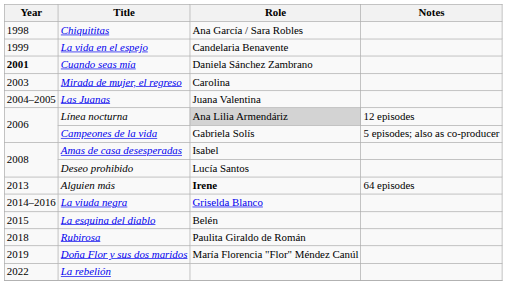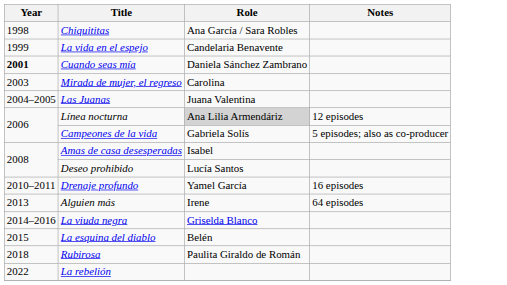+ row: (100, 185)
(205, 185) bold -> (198, 202) normal
- row: (124, 254)
